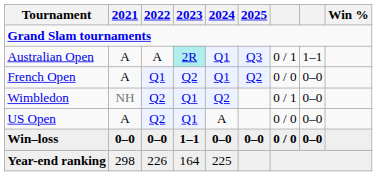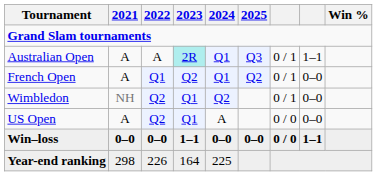(285, 77) 0 / 0 -> (285, 77) 0 / 1
(312, 139) 0–0 -> (312, 139) 1–1
